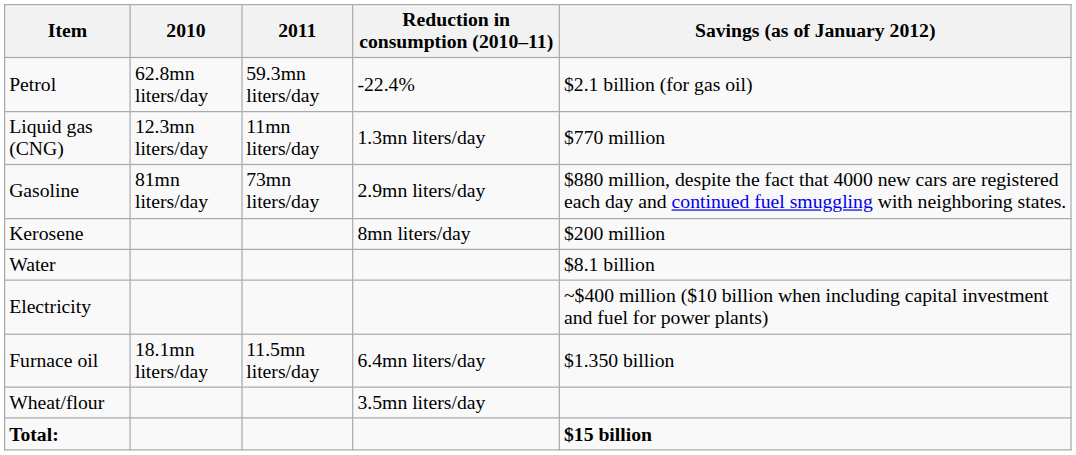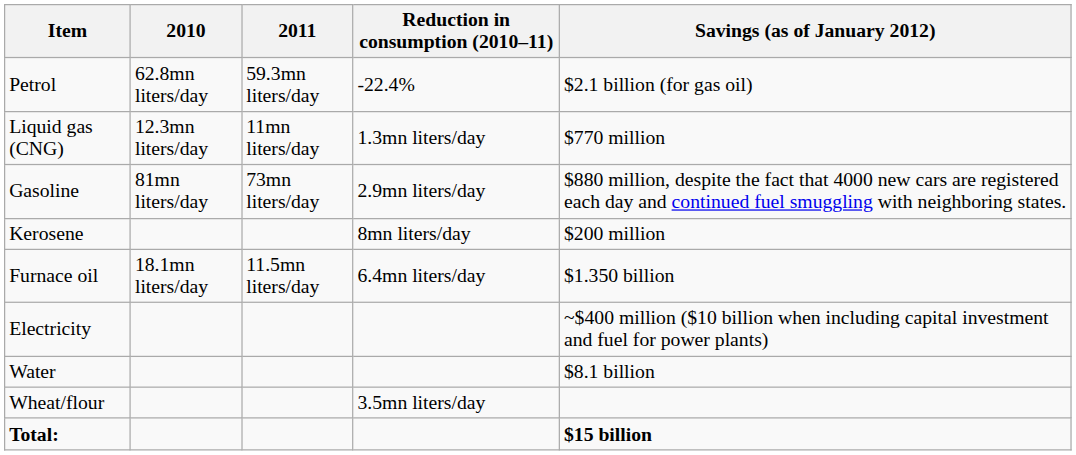rows swapped: (54, 360) <-> (32, 264)
